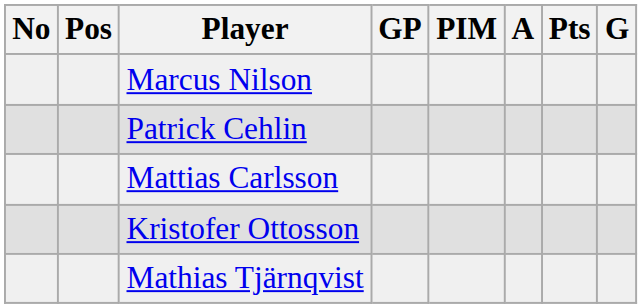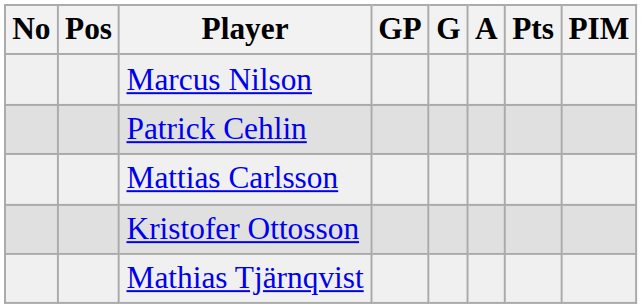columns swapped: (617, 29) <-> (467, 29)
